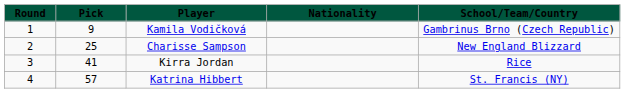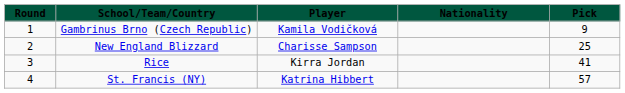columns swapped: (91, 13) <-> (519, 13)
